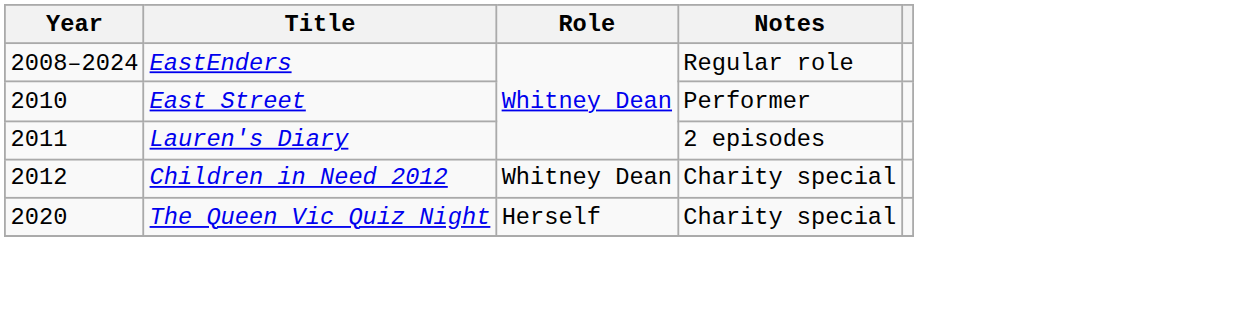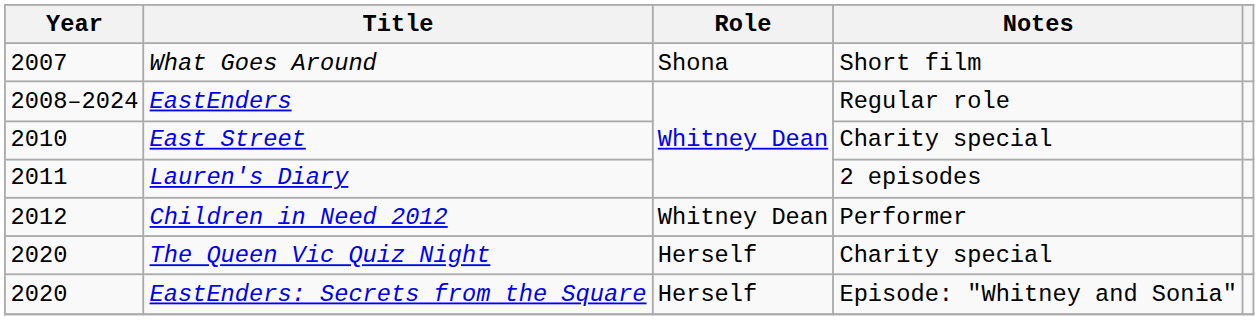+ row: (263, 63)
(747, 101) Performer -> (946, 140) Charity special
(790, 178) Charity special -> (903, 217) Performer
+ row: (398, 294)
